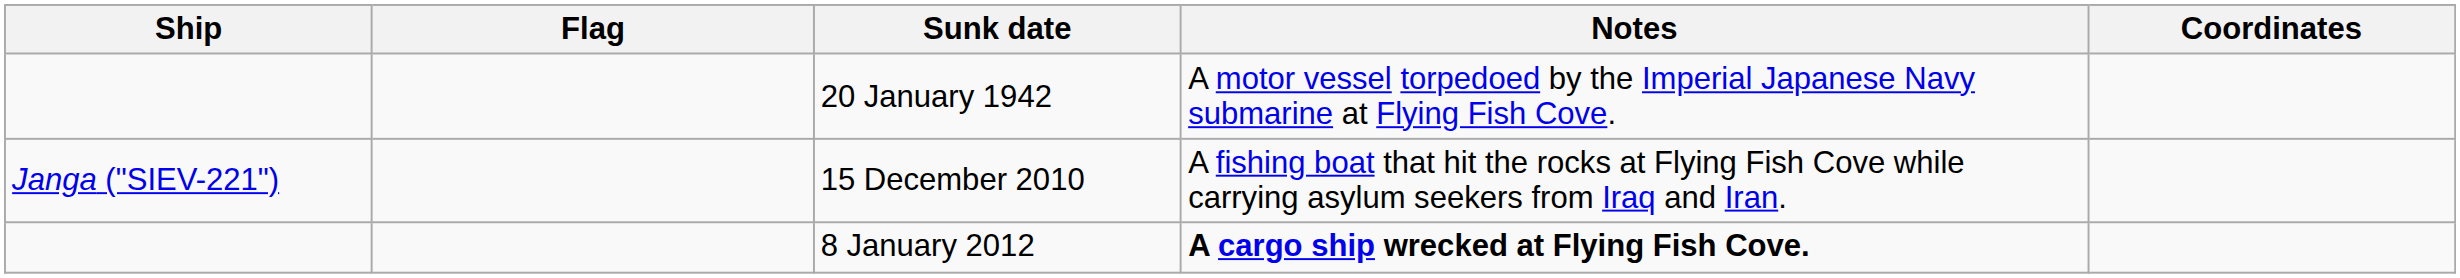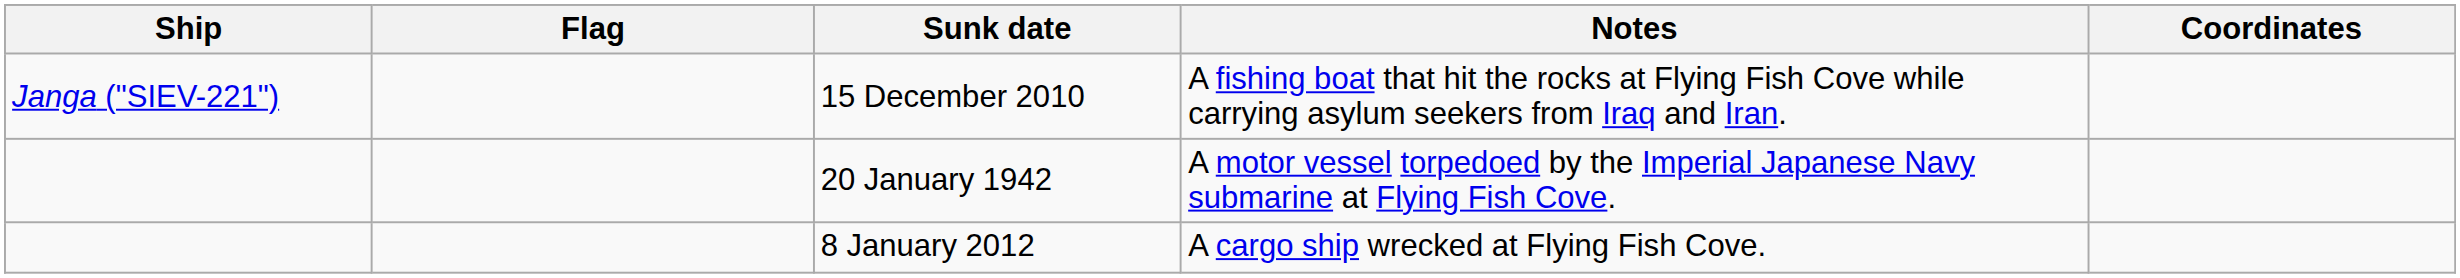rows swapped: (936, 95) <-> (953, 179)
(1499, 246) bold -> (1477, 246) normal
